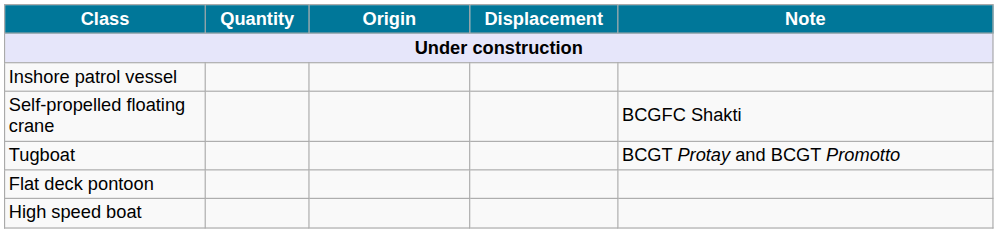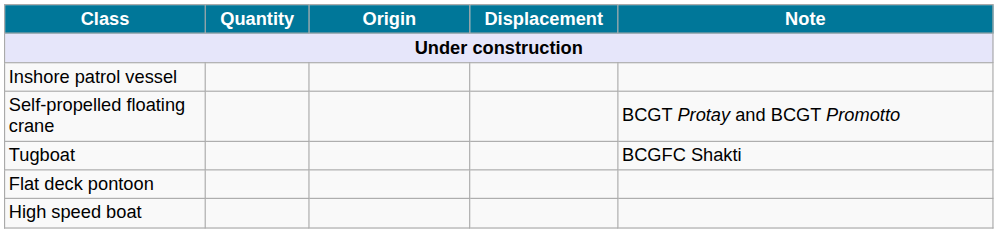(682, 116) BCGFC Shakti -> (761, 116) BCGT Protay and BCGT Promotto
(761, 155) BCGT Protay and BCGT Promotto -> (682, 155) BCGFC Shakti
